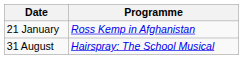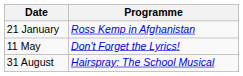+ row: (24, 46)
